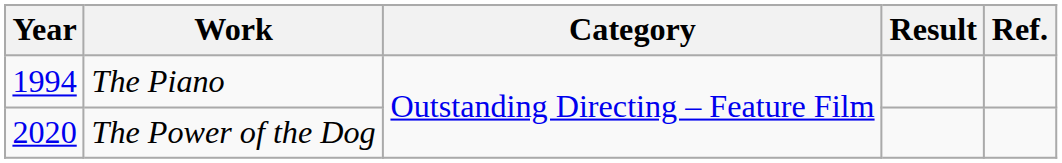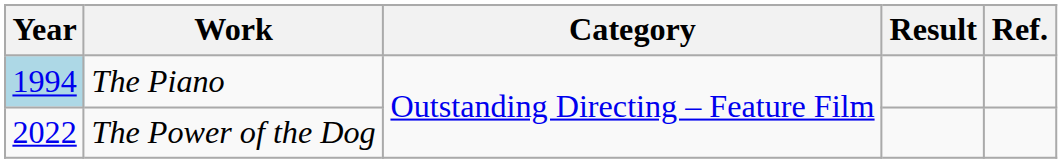(45, 81) no background -> (45, 81) lightblue background
(45, 132) 2020 -> (45, 132) 2022
